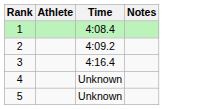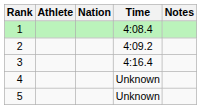+ column: (95, 12)
